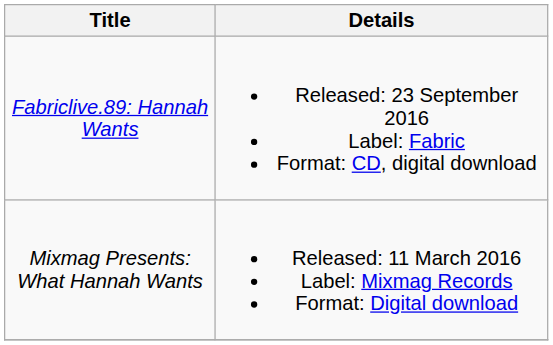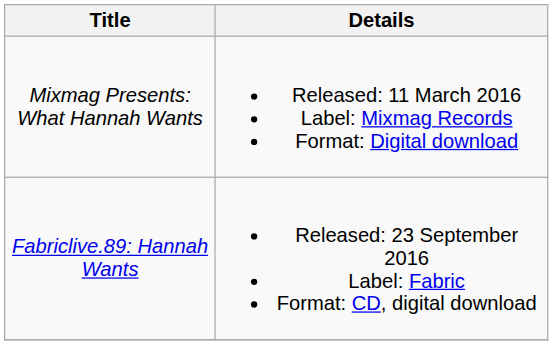rows swapped: (110, 269) <-> (110, 117)
